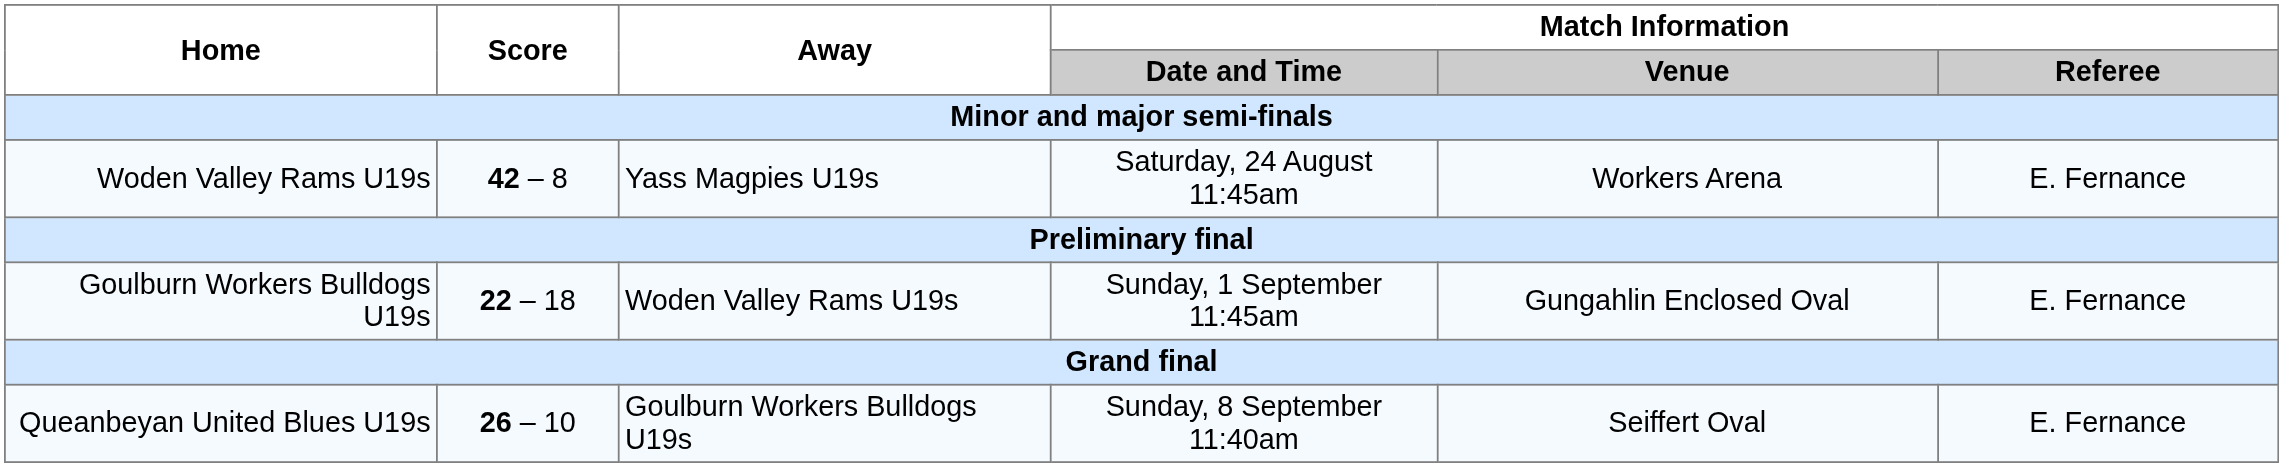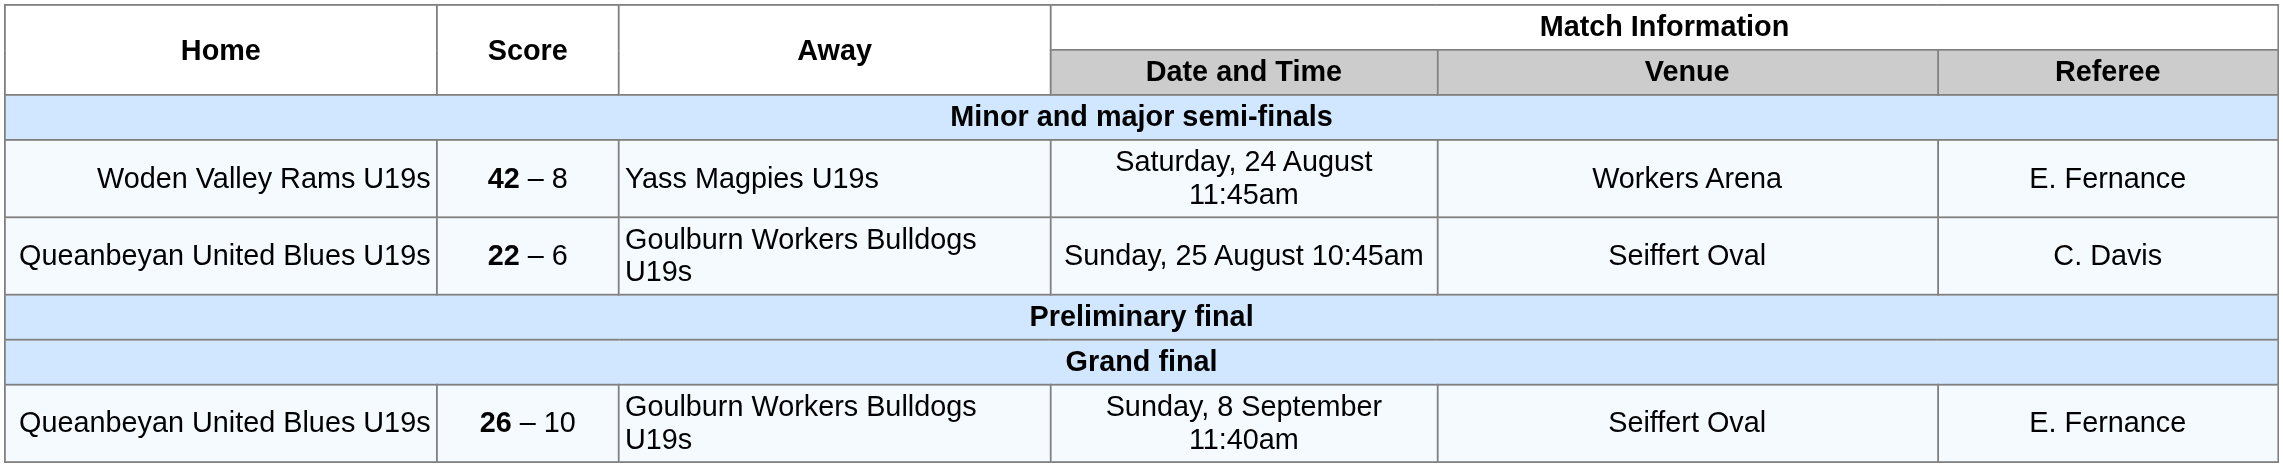+ row: (1244, 255)
- row: (1244, 300)
